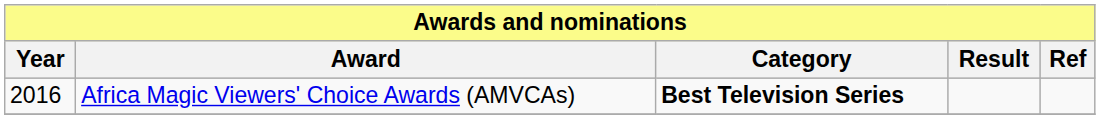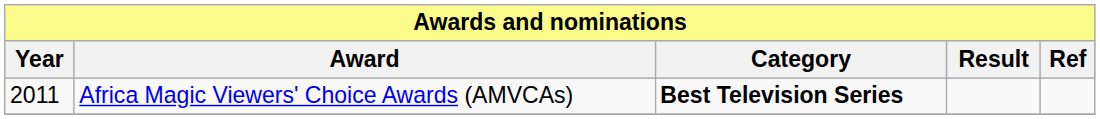(36, 95) 2016 -> (35, 95) 2011
